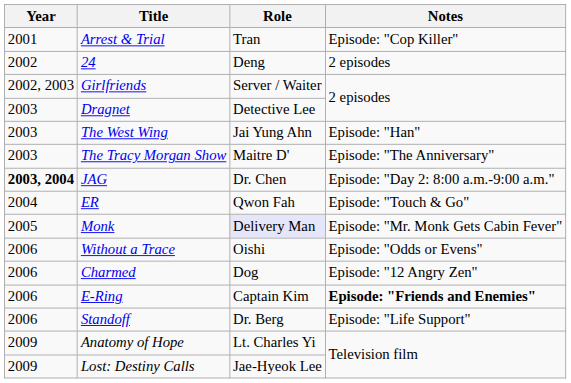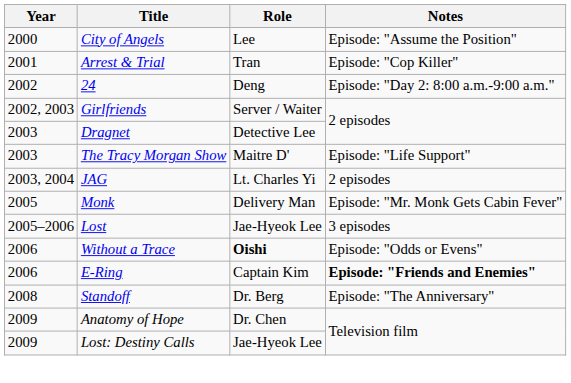+ row: (122, 39)
(359, 62) 2 episodes -> (441, 86) Episode: "Day 2: 8:00 a.m.-9:00 a.m."
- row: (124, 132)
(411, 156) Episode: "The Anniversary" -> (400, 156) Episode: "Life Support"
(41, 179) bold -> (41, 179) normal
(260, 179) Dr. Chen -> (274, 179) Lt. Charles Yi
(441, 179) Episode: "Day 2: 8:00 a.m.-9:00 a.m." -> (359, 179) 2 episodes
- row: (90, 202)
(274, 226) lavender background -> (274, 202) no background
+ row: (94, 226)
(249, 249) normal -> (250, 249) bold
- row: (108, 272)
(23, 319) 2006 -> (23, 296) 2008
(400, 319) Episode: "Life Support" -> (411, 296) Episode: "The Anniversary"
(274, 343) Lt. Charles Yi -> (260, 319) Dr. Chen
